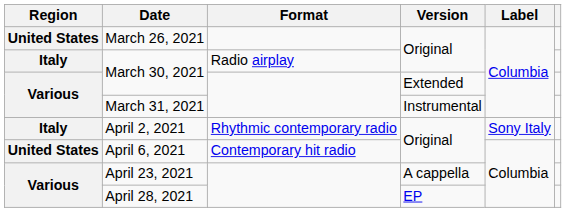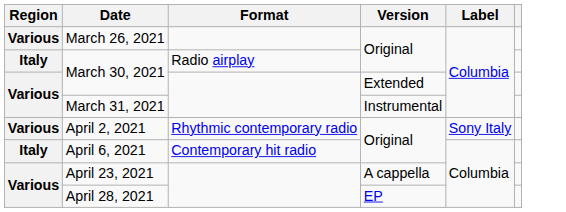(53, 38) United States -> (33, 38) Various
(53, 128) Italy -> (33, 128) Various
(53, 151) United States -> (33, 151) Italy
